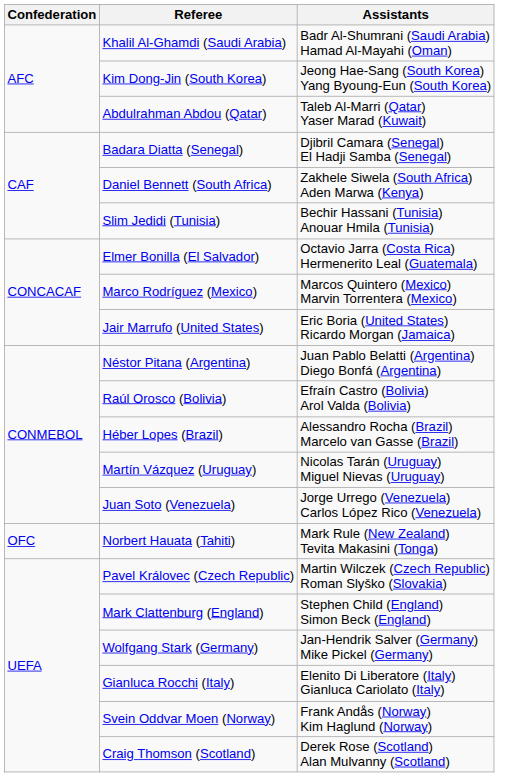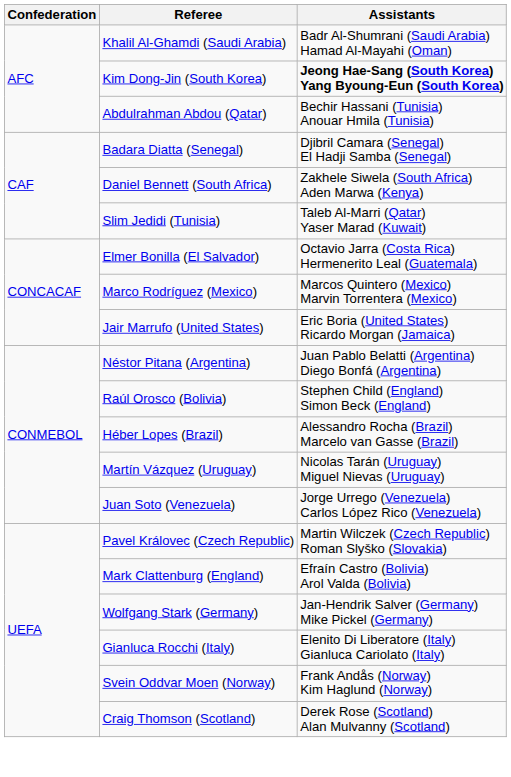(396, 78) normal -> (402, 78) bold
(363, 114) Taleb Al-Marri (Qatar) Yaser Marad (Kuwait) -> (371, 114) Bechir Hassani (Tunisia) Anouar Hmila (Tunisia)
(371, 220) Bechir Hassani (Tunisia) Anouar Hmila (Tunisia) -> (363, 220) Taleb Al-Marri (Qatar) Yaser Marad (Kuwait)
(364, 398) Efraín Castro (Bolivia) Arol Valda (Bolivia) -> (372, 398) Stephen Child (England) Simon Beck (England)
- row: (169, 541)
(372, 612) Stephen Child (England) Simon Beck (England) -> (364, 576) Efraín Castro (Bolivia) Arol Valda (Bolivia)
